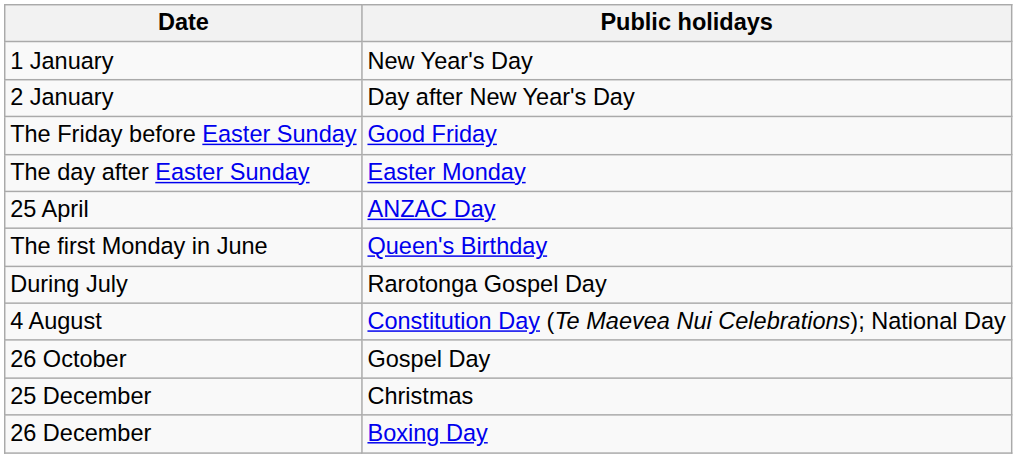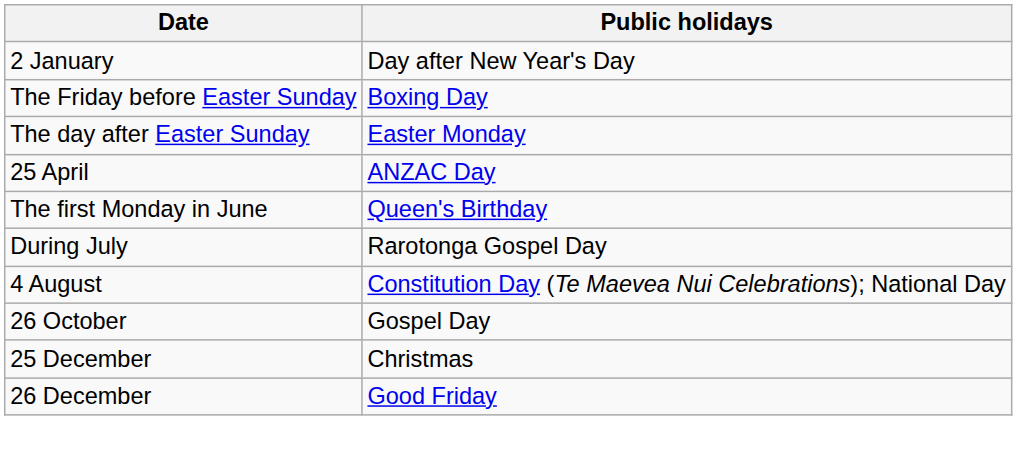- row: (62, 60)
(432, 135) Good Friday -> (428, 97) Boxing Day
(428, 433) Boxing Day -> (432, 396) Good Friday
